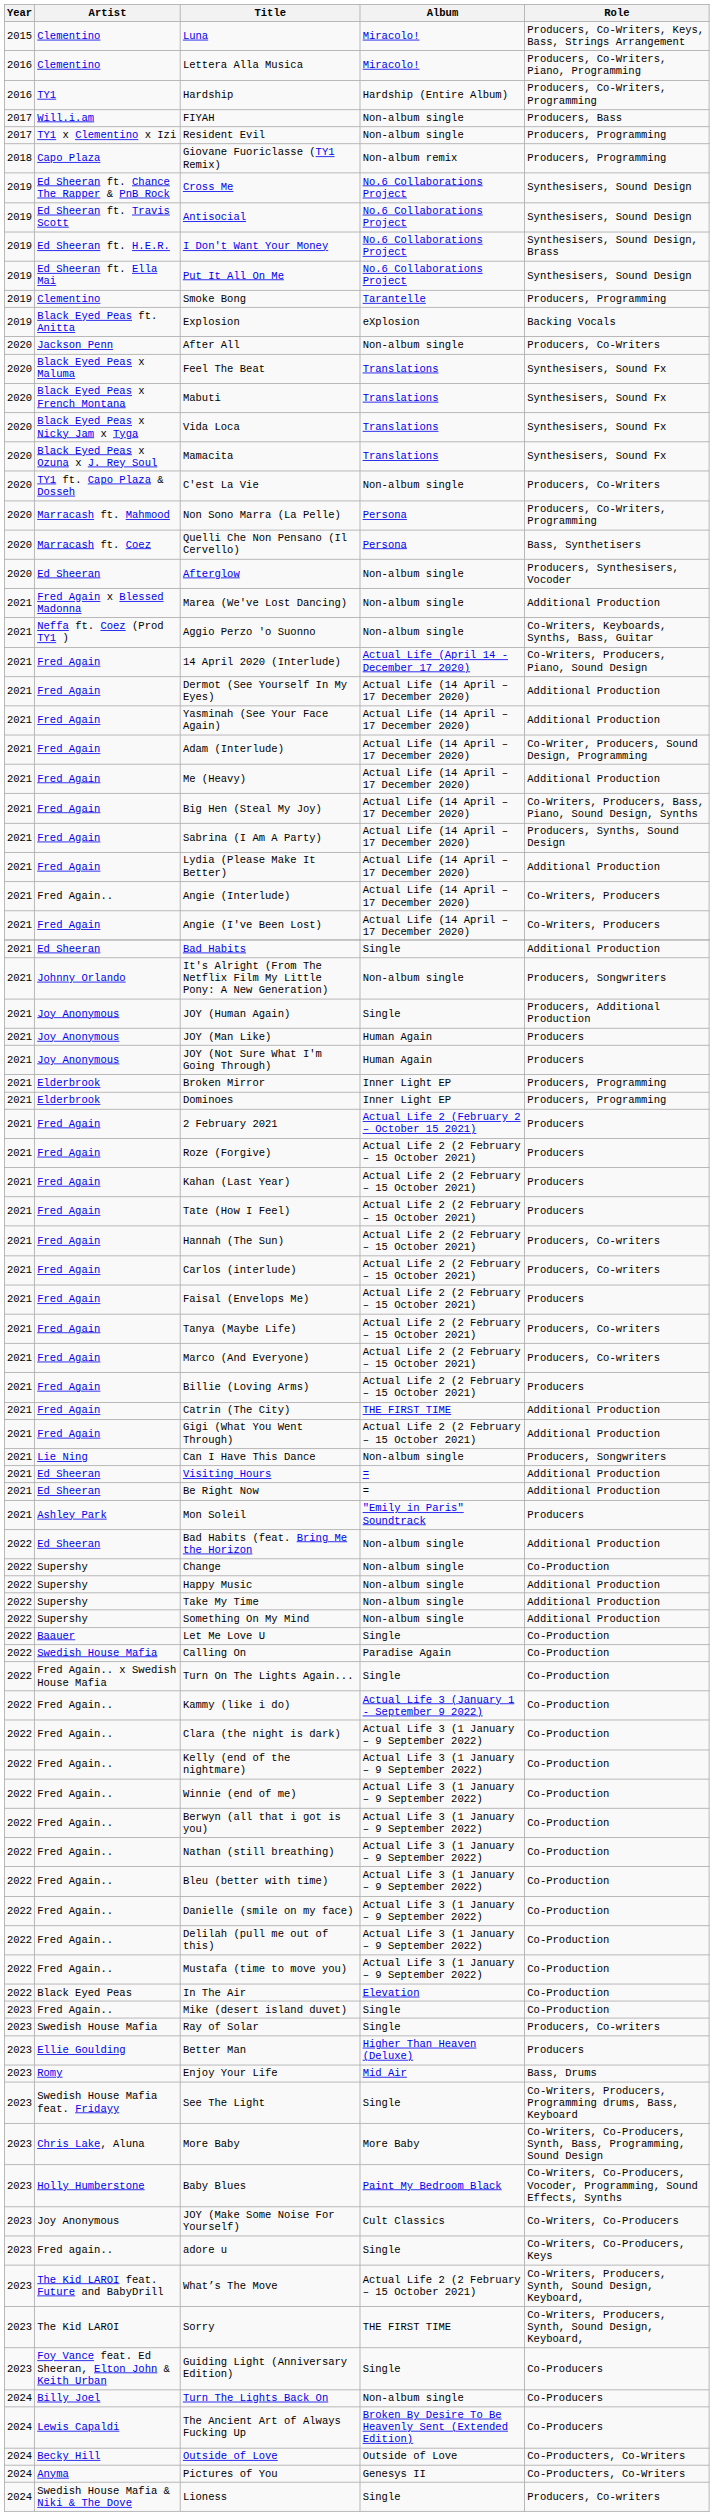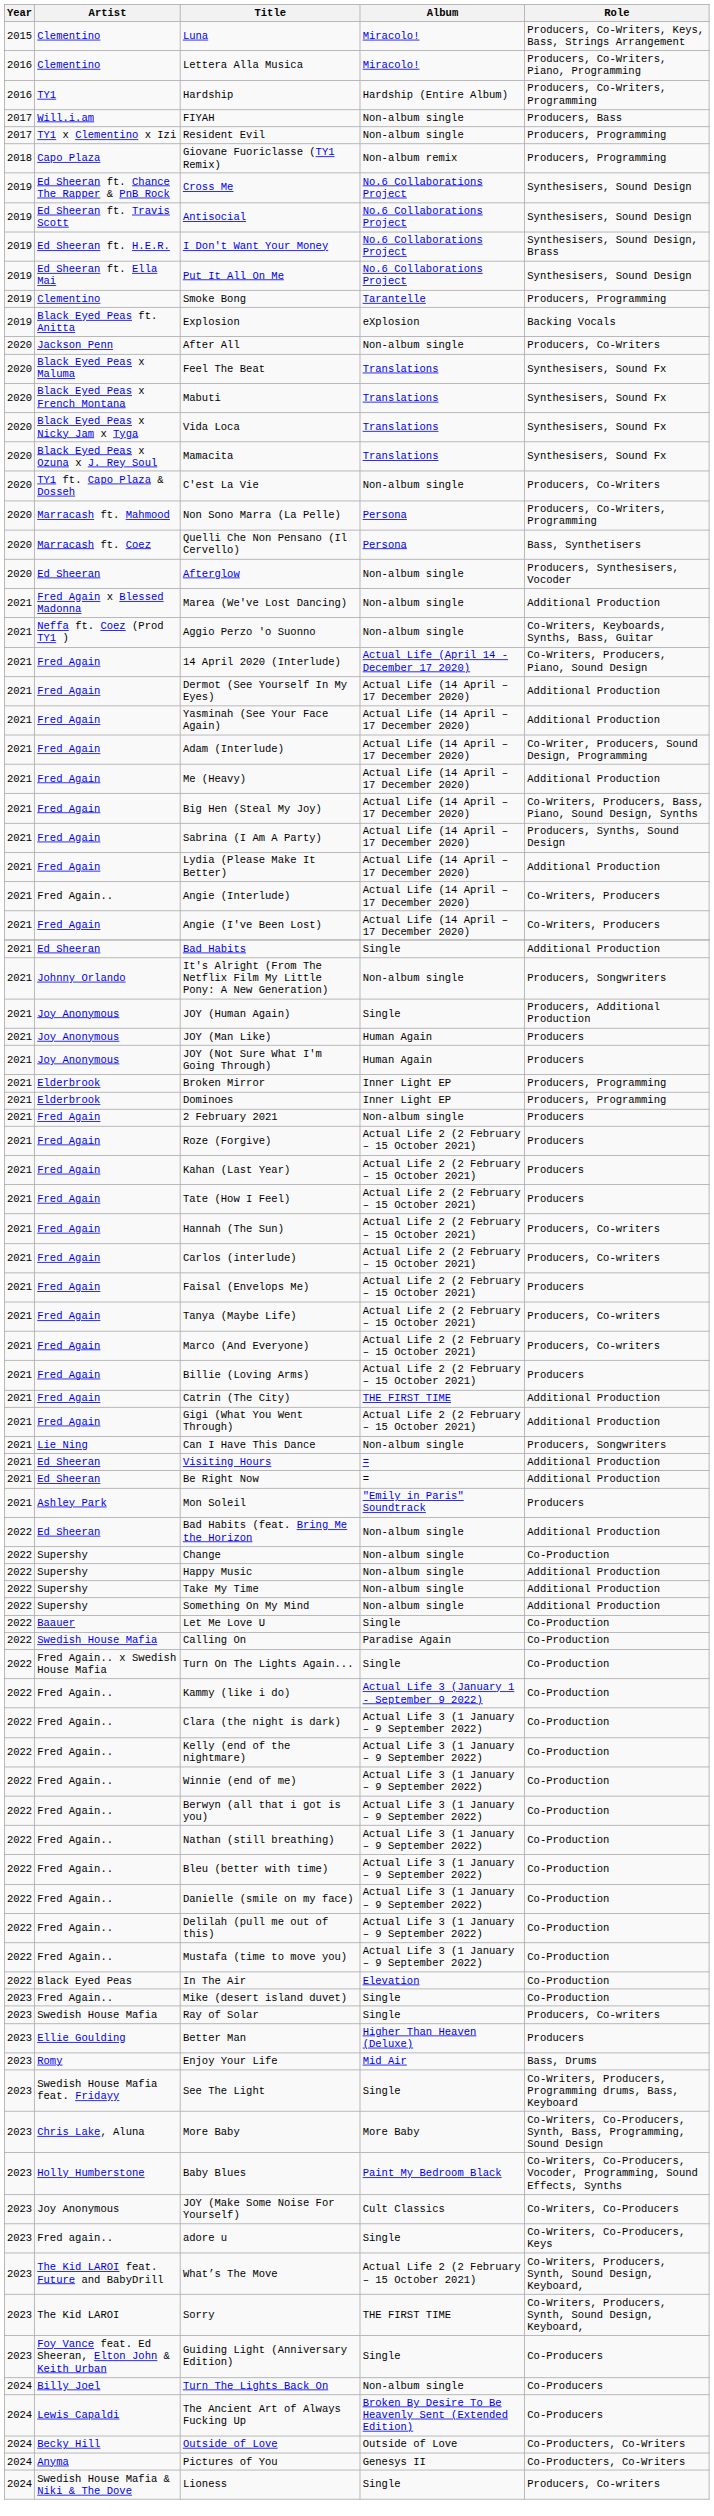(442, 1124) Actual Life 2 (February 2 – October 15 2021) -> (413, 1118) Non-album single
